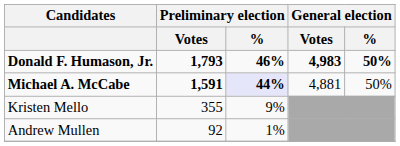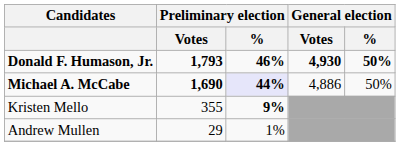(325, 61) 4,983 -> (325, 61) 4,930
(206, 84) 1,591 -> (206, 84) 1,690
(325, 84) 4,881 -> (325, 84) 4,886
(275, 107) normal -> (274, 107) bold
(215, 130) 92 -> (215, 130) 29
